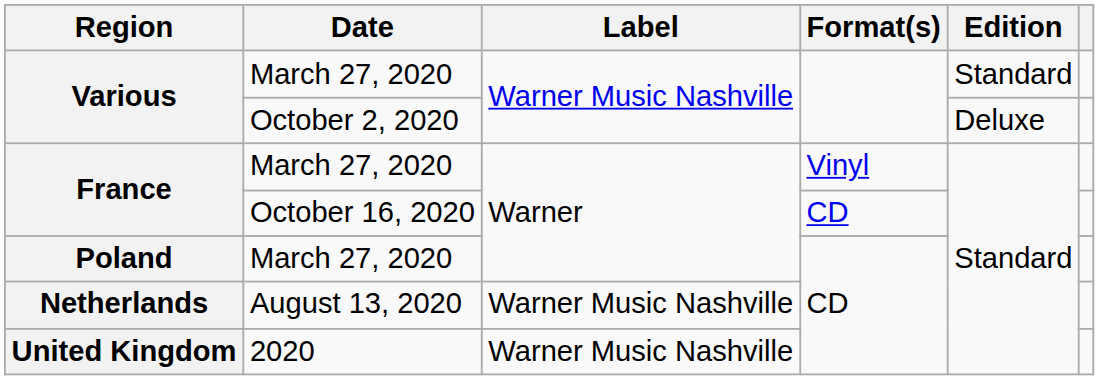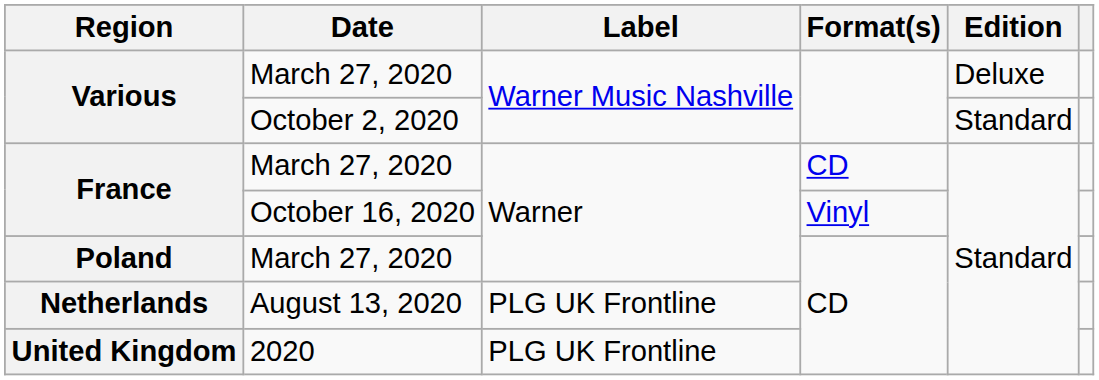(1013, 73) Standard -> (1000, 73) Deluxe
(1000, 119) Deluxe -> (1013, 119) Standard
(838, 166) Vinyl -> (828, 166) CD
(828, 212) CD -> (838, 212) Vinyl
(641, 304) Warner Music Nashville -> (602, 304) PLG UK Frontline
(641, 350) Warner Music Nashville -> (602, 350) PLG UK Frontline
